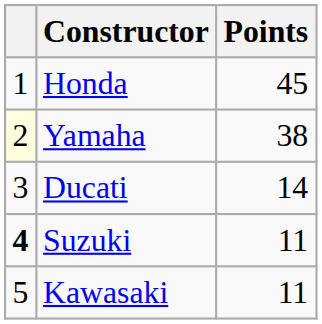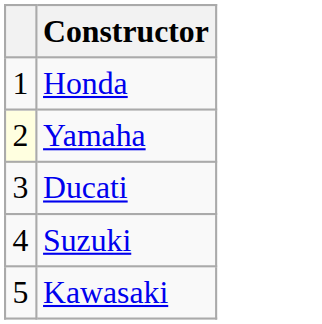- column: (266, 30)
(20, 240) bold -> (20, 240) normal
